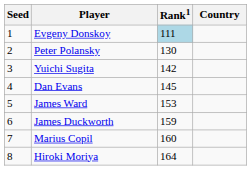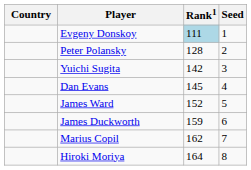columns swapped: (220, 14) <-> (18, 14)
(168, 51) 130 -> (194, 51) 128
(168, 103) 153 -> (194, 103) 152
(168, 138) 160 -> (194, 138) 162
